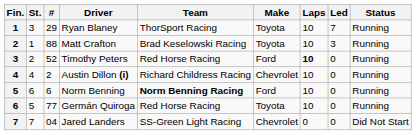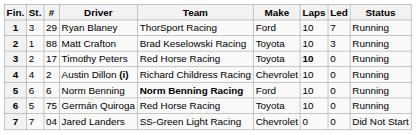(270, 28) Toyota -> (266, 28) Ford
(51, 59) 52 -> (51, 59) 17
(266, 59) Ford -> (270, 59) Toyota
(51, 106) 77 -> (51, 106) 75
